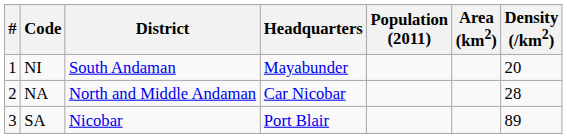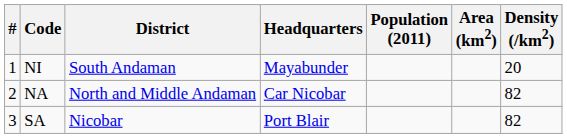(513, 93) 28 -> (513, 93) 82
(513, 120) 89 -> (513, 120) 82
